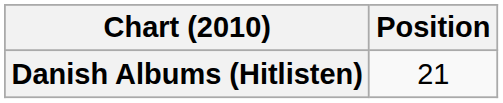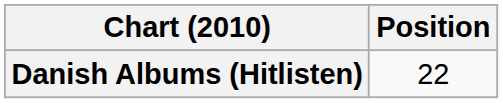(433, 73) 21 -> (433, 73) 22
